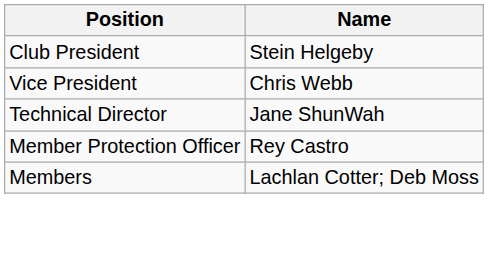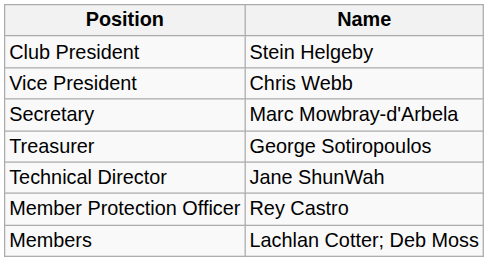+ row: (52, 114)
+ row: (52, 146)
